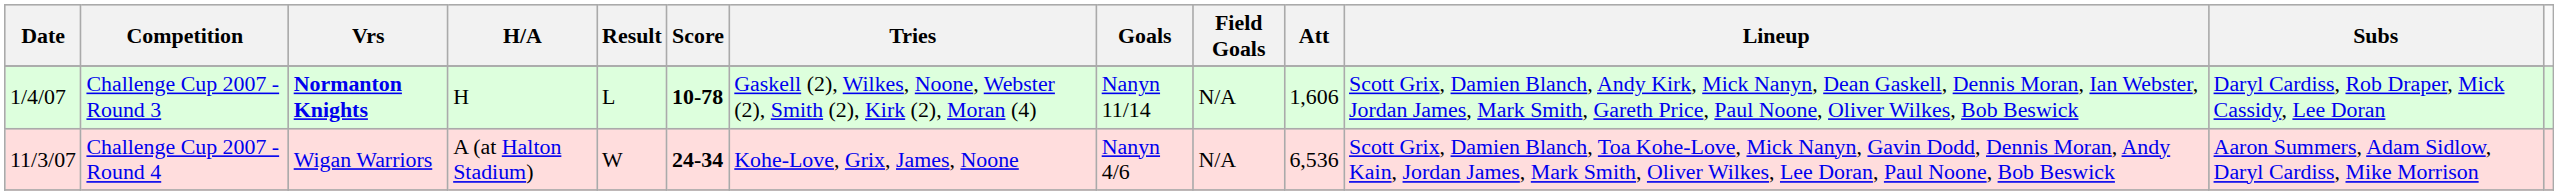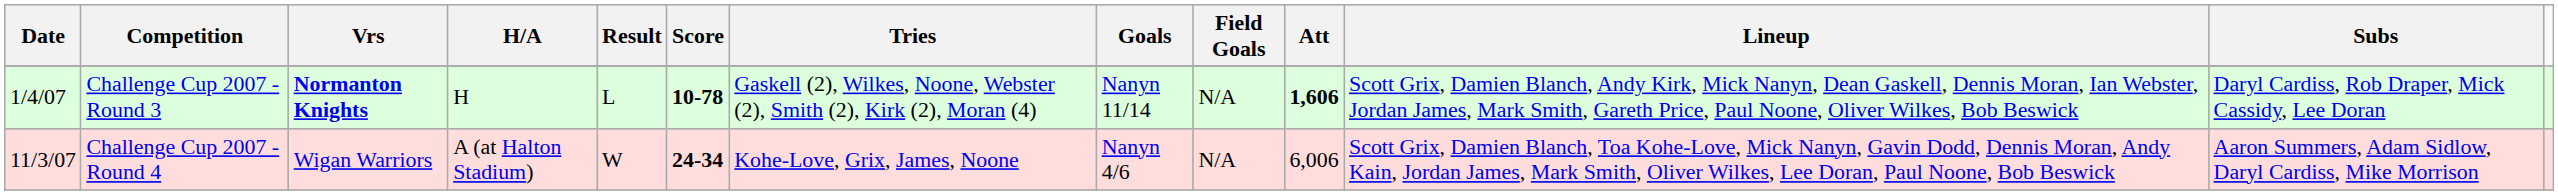(1314, 96) normal -> (1314, 96) bold
(1314, 158) 6,536 -> (1314, 158) 6,006
